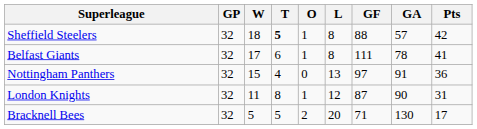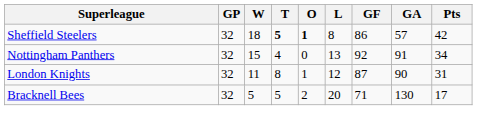(304, 34) normal -> (304, 34) bold
(361, 34) 88 -> (361, 34) 86
- row: (43, 54)
(361, 74) 97 -> (361, 54) 92
(441, 74) 36 -> (441, 54) 34
